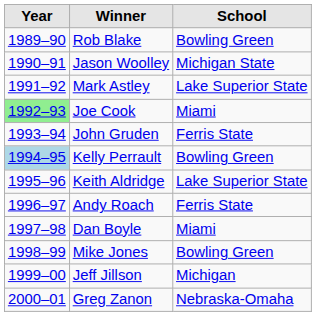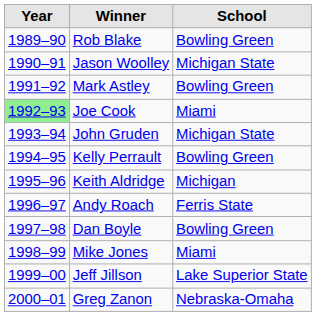(242, 87) Lake Superior State -> (225, 87) Bowling Green
(214, 134) Ferris State -> (225, 134) Michigan State
(37, 157) lightblue background -> (37, 157) no background
(242, 181) Lake Superior State -> (206, 181) Michigan
(196, 228) Miami -> (225, 228) Bowling Green
(225, 252) Bowling Green -> (196, 252) Miami
(206, 275) Michigan -> (242, 275) Lake Superior State
